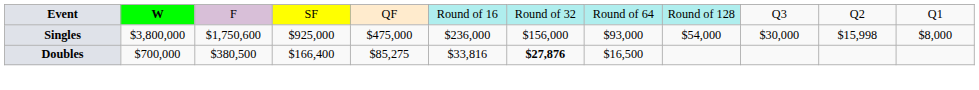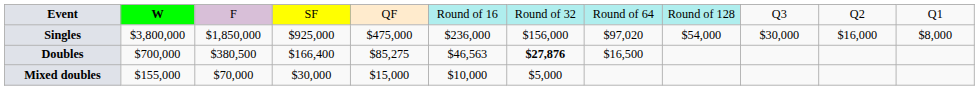(233, 35) $1,750,600 -> (233, 35) $1,850,000
(623, 35) $93,000 -> (623, 35) $97,020
(857, 35) $15,998 -> (857, 35) $16,000
(467, 55) $33,816 -> (467, 55) $46,563
+ row: (63, 75)
